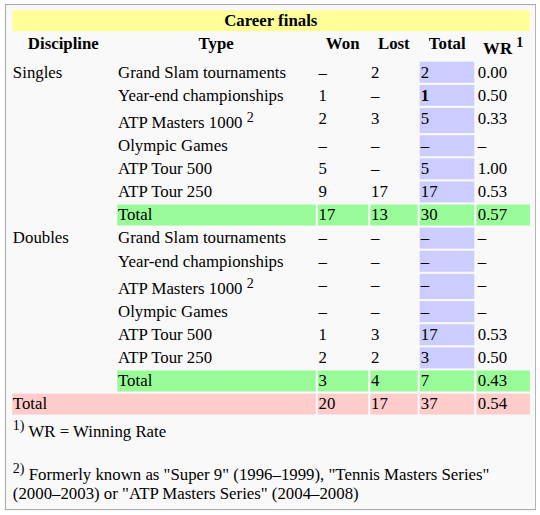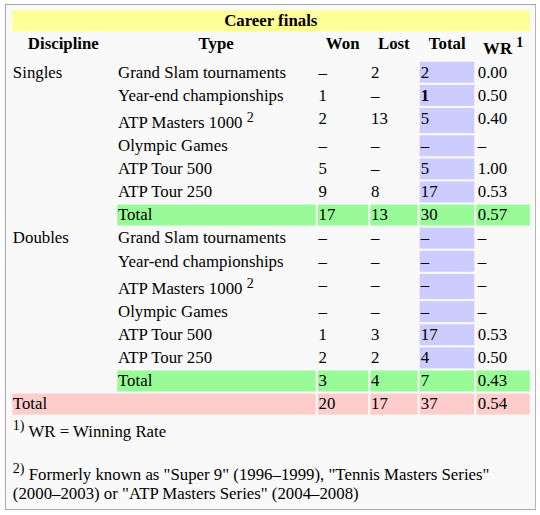(375, 117) 3 -> (379, 117) 13
(492, 117) 0.33 -> (492, 117) 0.40
(379, 191) 17 -> (375, 191) 8
(425, 358) 3 -> (425, 358) 4
